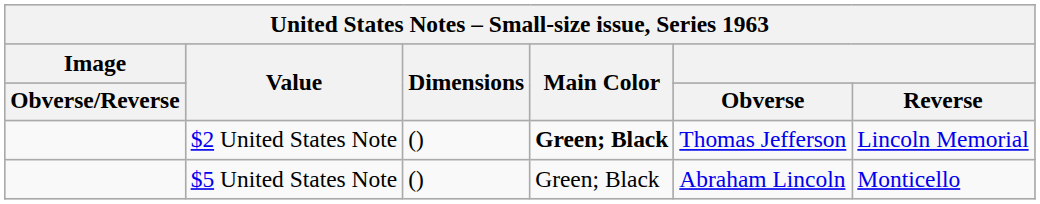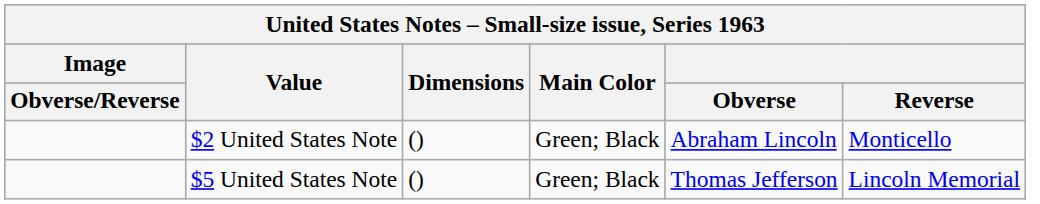(602, 140) bold -> (597, 140) normal
(763, 140) Thomas Jefferson -> (754, 140) Abraham Lincoln
(943, 140) Lincoln Memorial -> (900, 140) Monticello
(762, 179) Abraham Lincoln -> (754, 179) Thomas Jefferson
(909, 179) Monticello -> (934, 179) Lincoln Memorial
